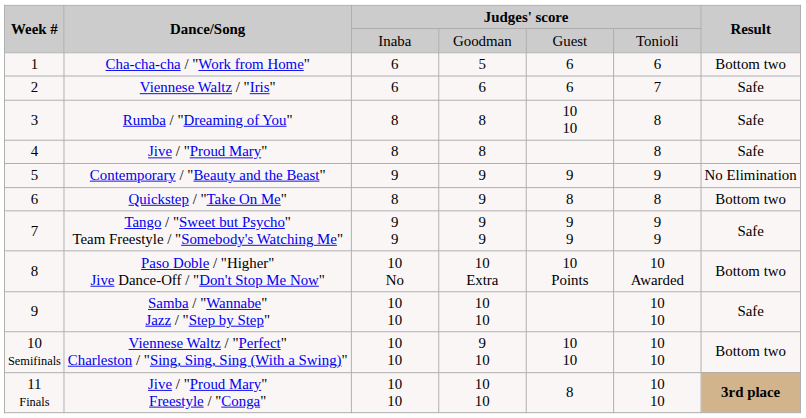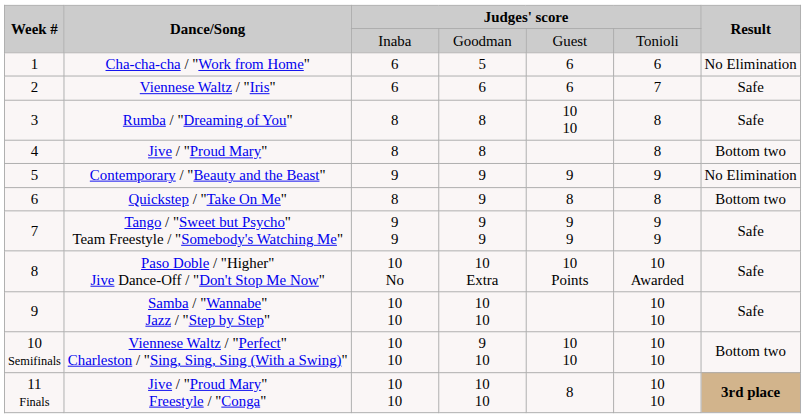(751, 64) Bottom two -> (751, 64) No Elimination
(751, 151) Safe -> (751, 151) Bottom two
(751, 271) Bottom two -> (751, 271) Safe
